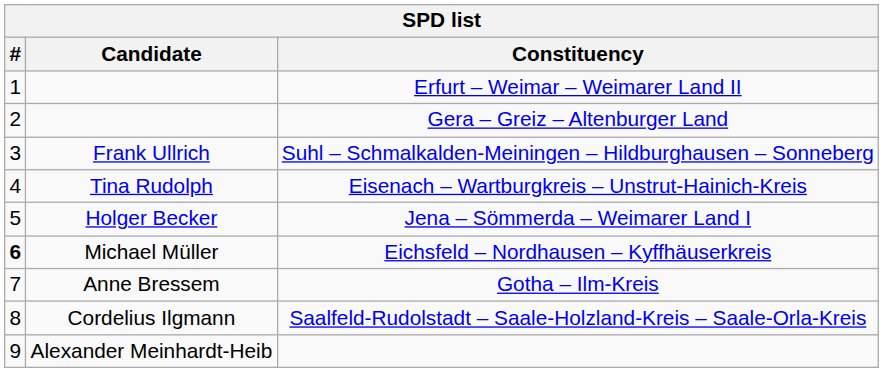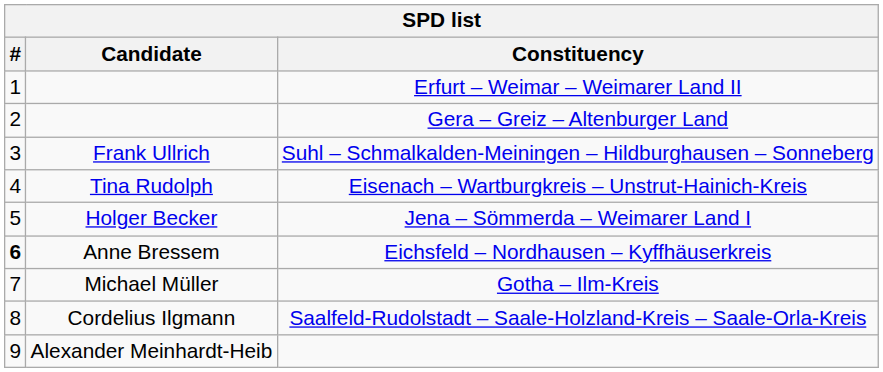(151, 251) Michael Müller -> (151, 251) Anne Bressem
(151, 284) Anne Bressem -> (151, 284) Michael Müller
